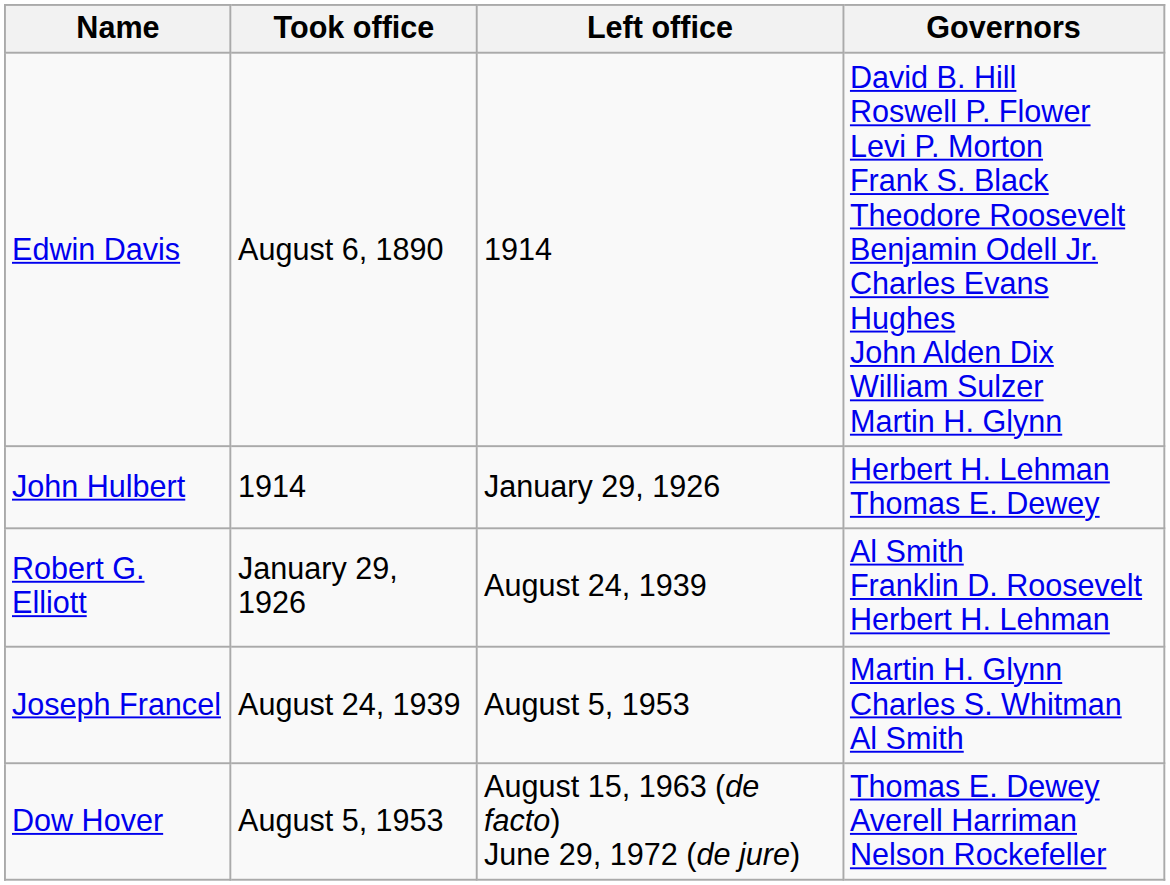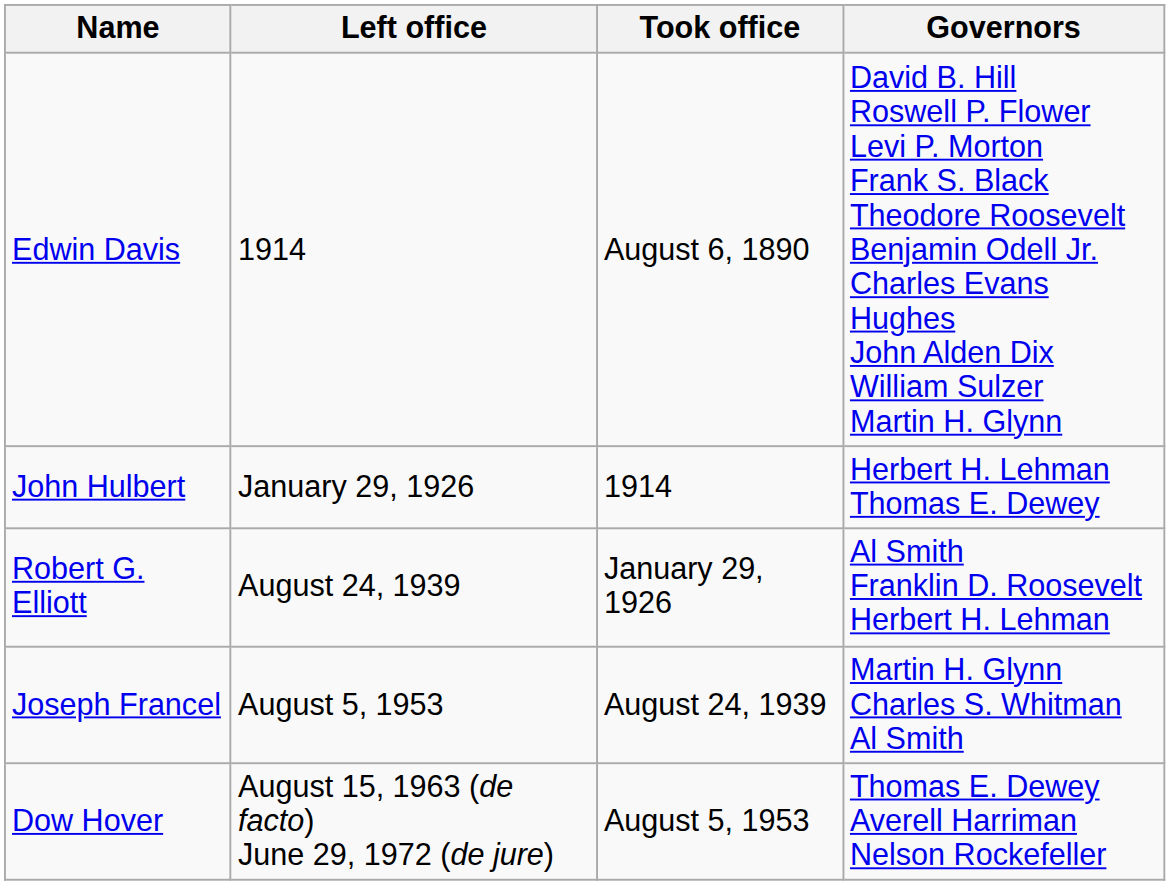columns swapped: (354, 28) <-> (660, 28)
